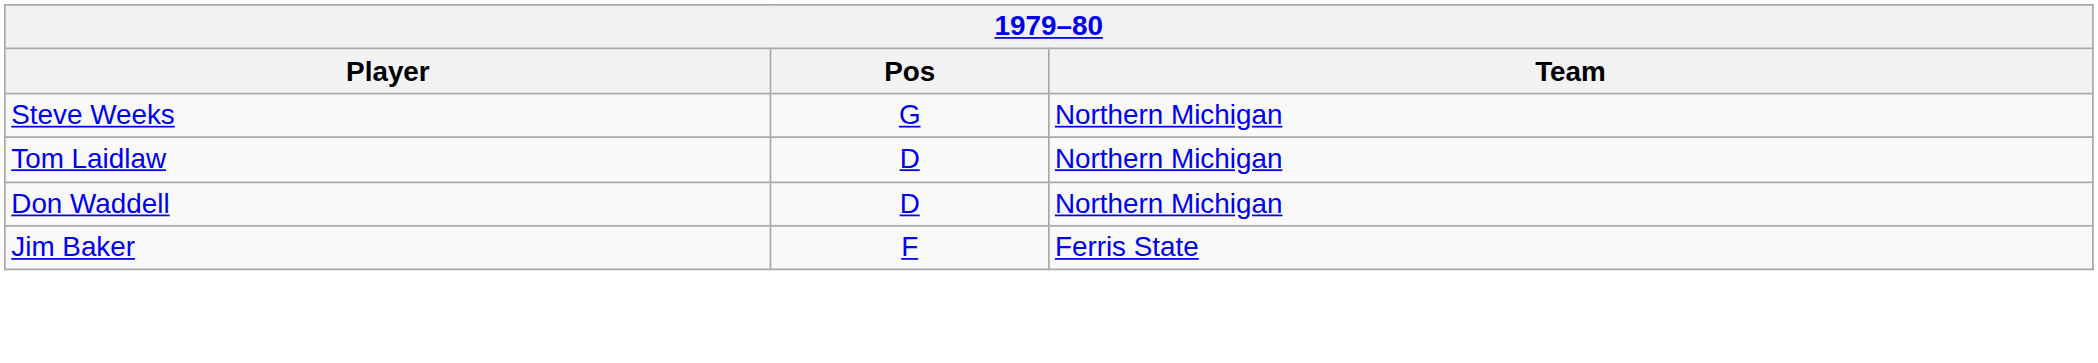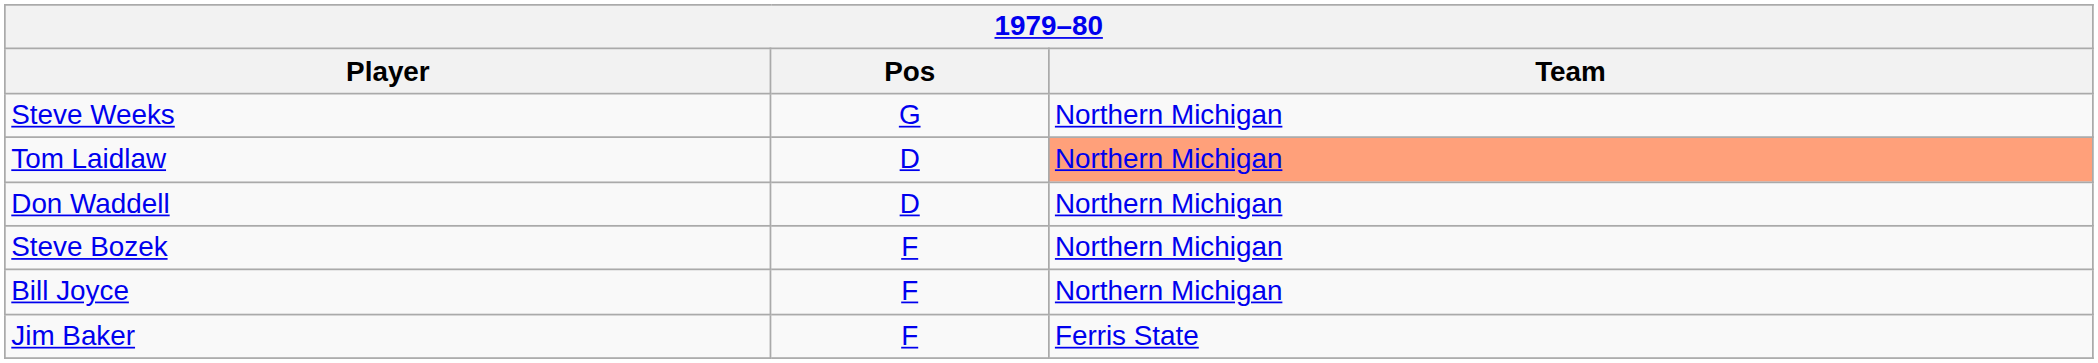(1169, 159) no background -> (1169, 159) lightsalmon background
+ row: (89, 247)
+ row: (70, 291)
